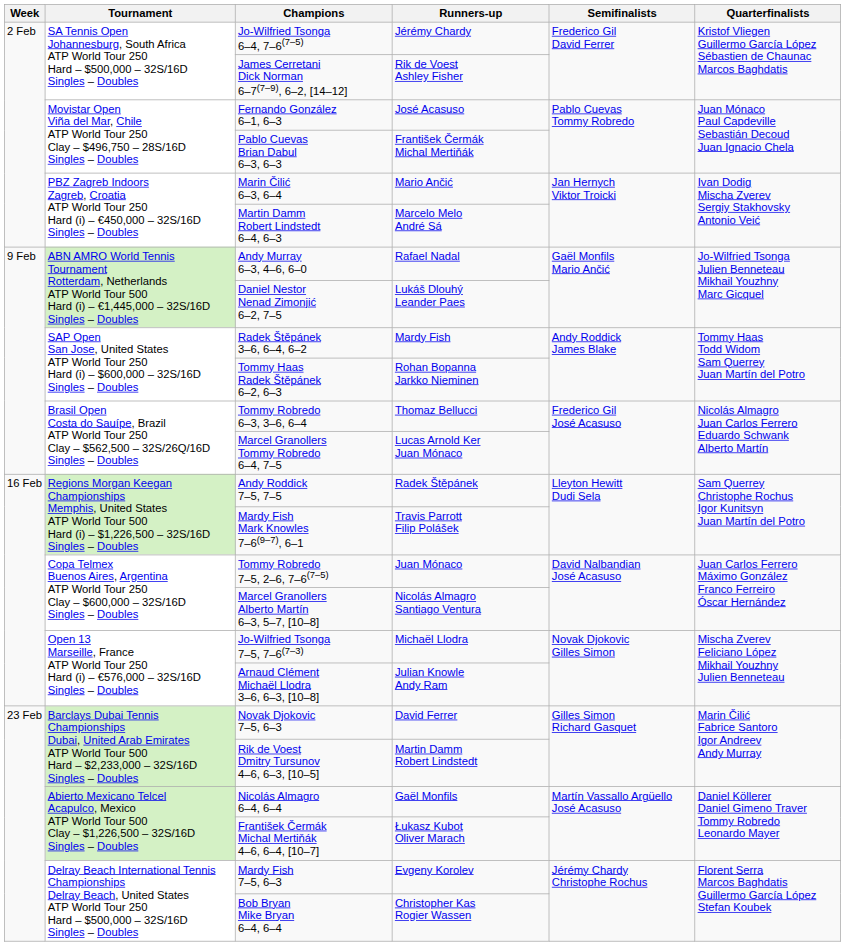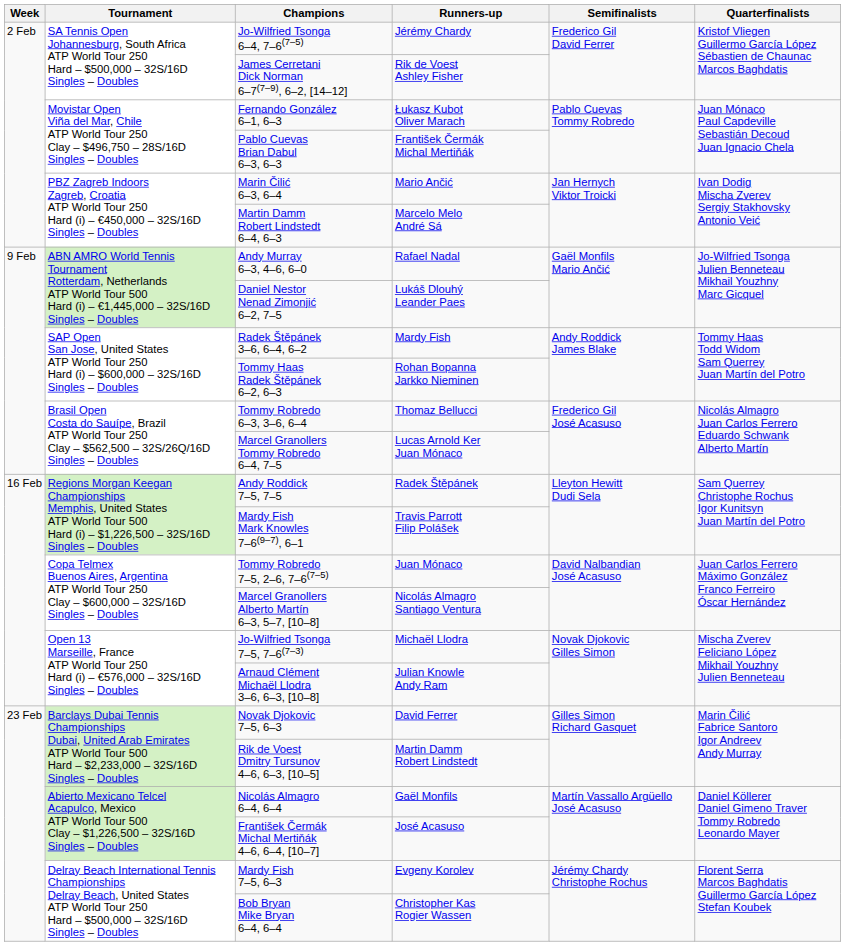(430, 109) José Acasuso -> (430, 115) Łukasz Kubot Oliver Marach
(430, 833) Łukasz Kubot Oliver Marach -> (430, 826) José Acasuso
